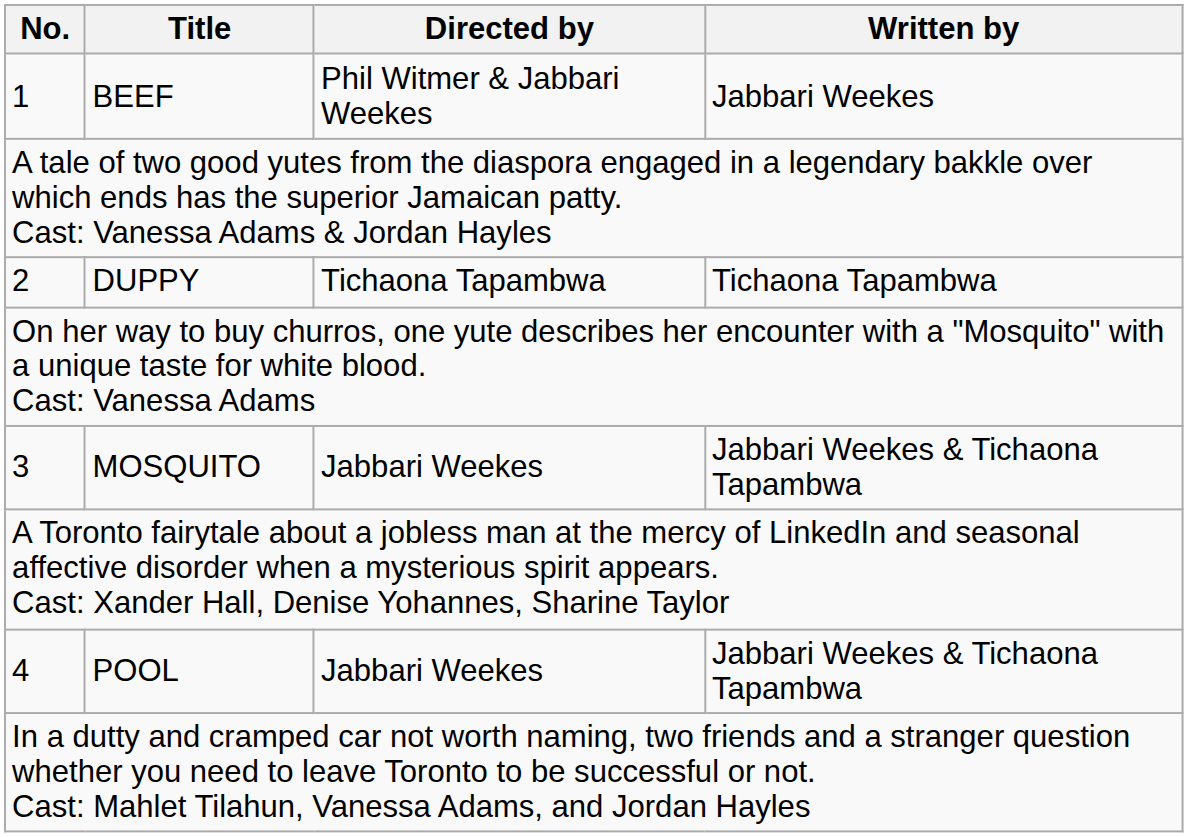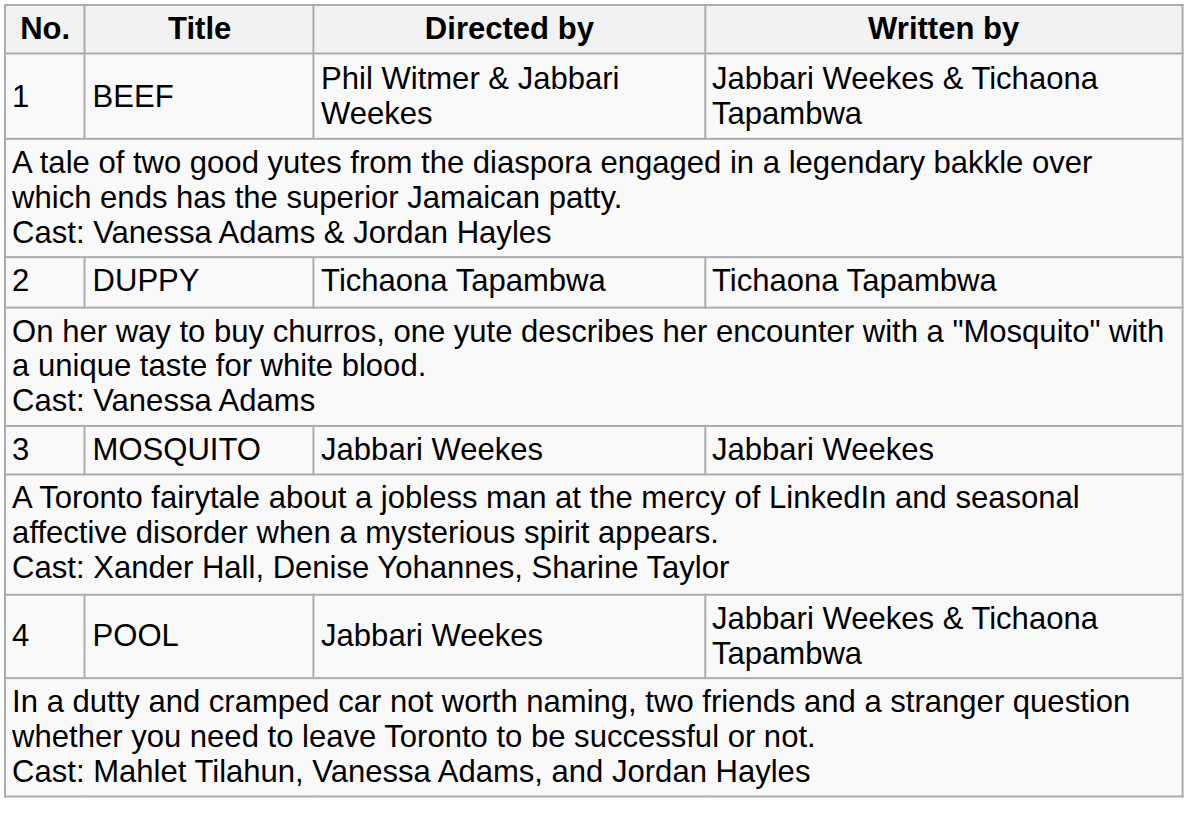(823, 95) Jabbari Weekes -> (905, 95) Jabbari Weekes & Tichaona Tapambwa
(905, 467) Jabbari Weekes & Tichaona Tapambwa -> (823, 449) Jabbari Weekes
